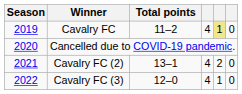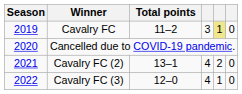(208, 30) 4 -> (208, 30) 3
